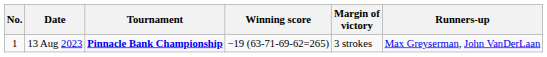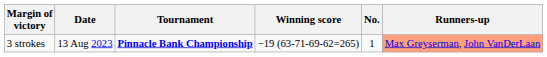columns swapped: (15, 19) <-> (357, 19)
(463, 43) no background -> (463, 43) lightsalmon background
